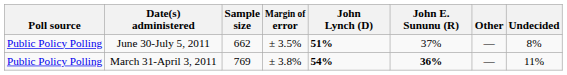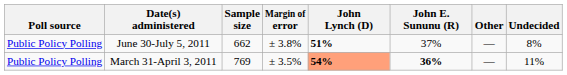(285, 43) ± 3.5% -> (285, 43) ± 3.8%
(285, 61) ± 3.8% -> (285, 61) ± 3.5%
(322, 61) no background -> (322, 61) lightsalmon background
